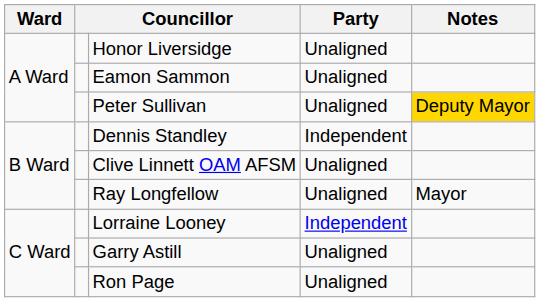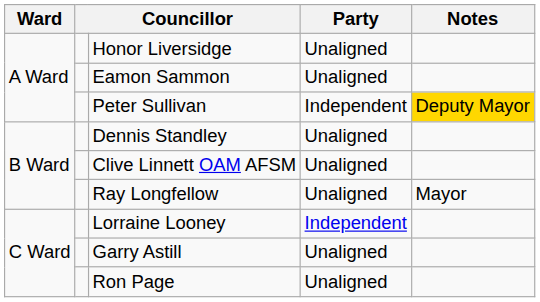(346, 106) Unaligned -> (356, 106) Independent
(356, 135) Independent -> (346, 135) Unaligned
